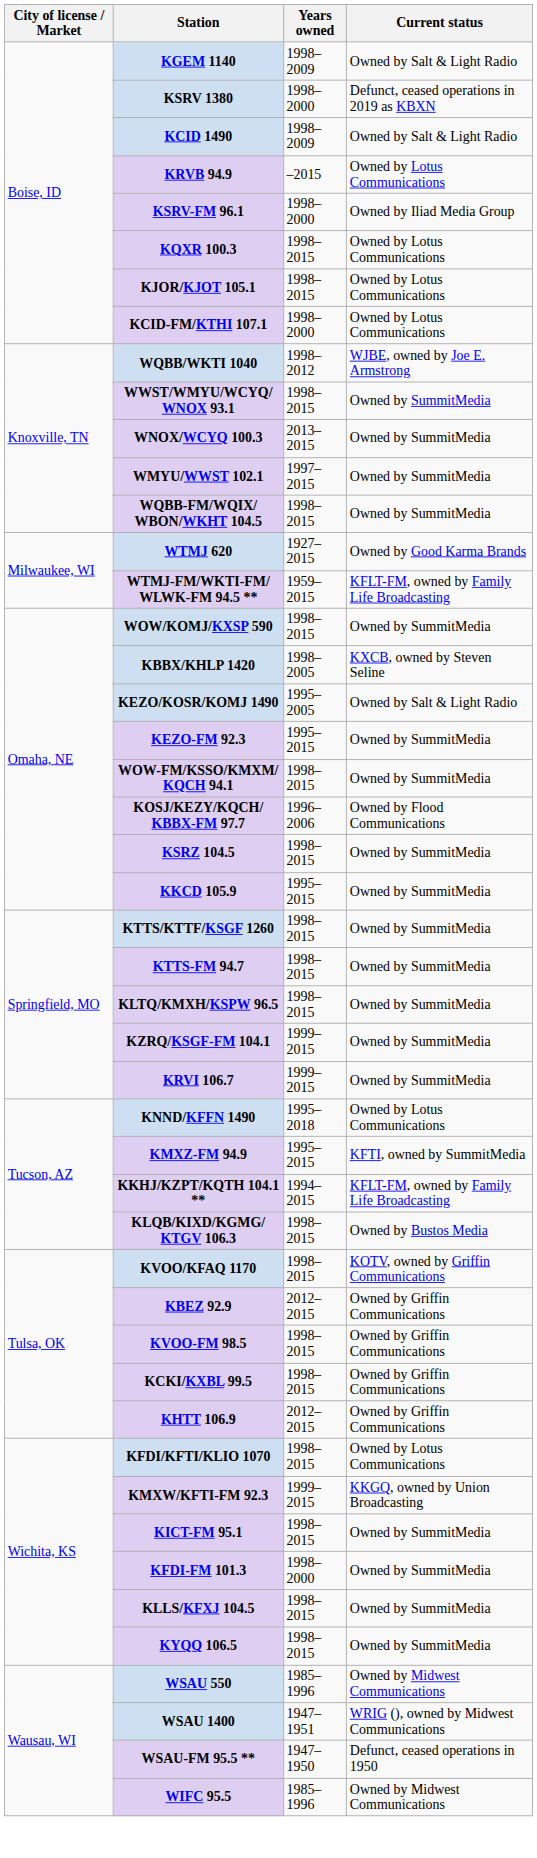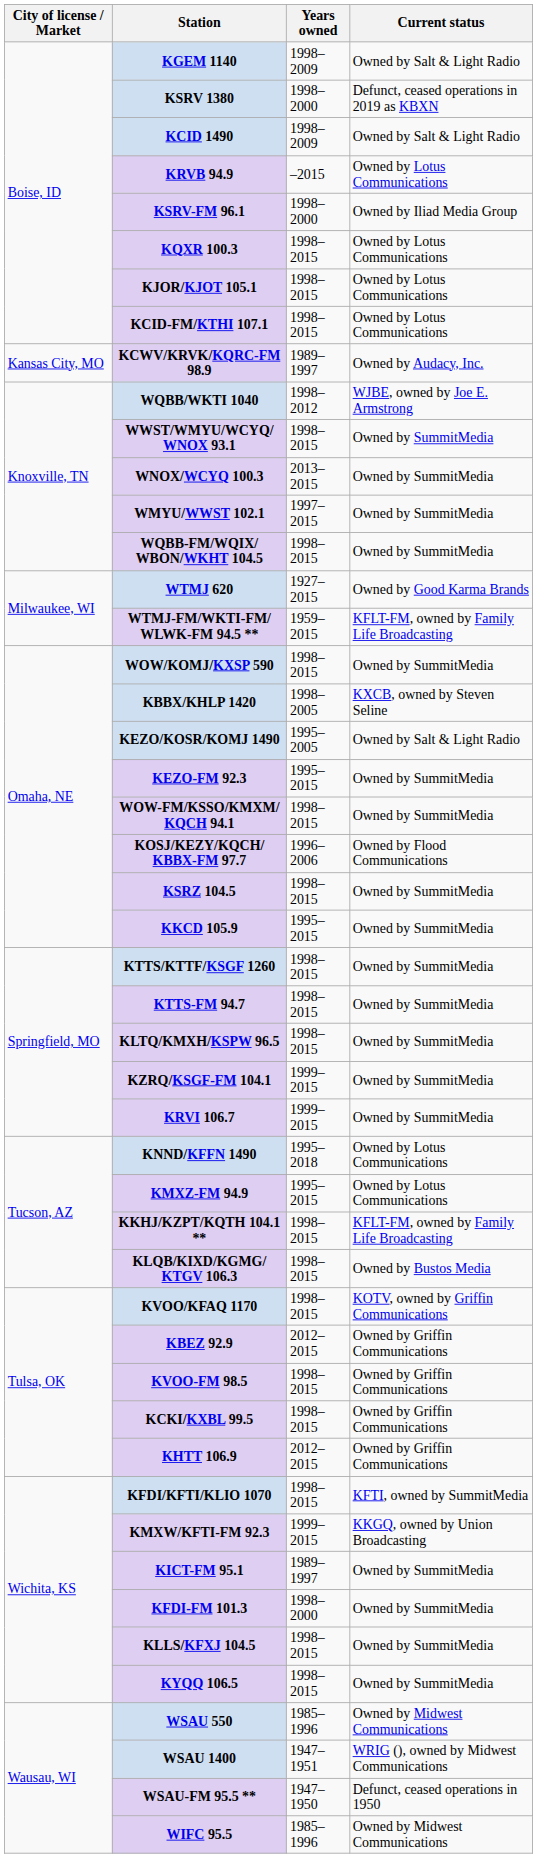(304, 325) 1998–2000 -> (307, 325) 1998–2015
+ row: (199, 362)
(438, 1155) KFTI, owned by SummitMedia -> (400, 1193) Owned by Lotus Communications
(304, 1193) 1994–2015 -> (307, 1230) 1998–2015
(397, 1457) Owned by Lotus Communications -> (440, 1495) KFTI, owned by SummitMedia
(304, 1532) 1998–2015 -> (307, 1570) 1989–1997
